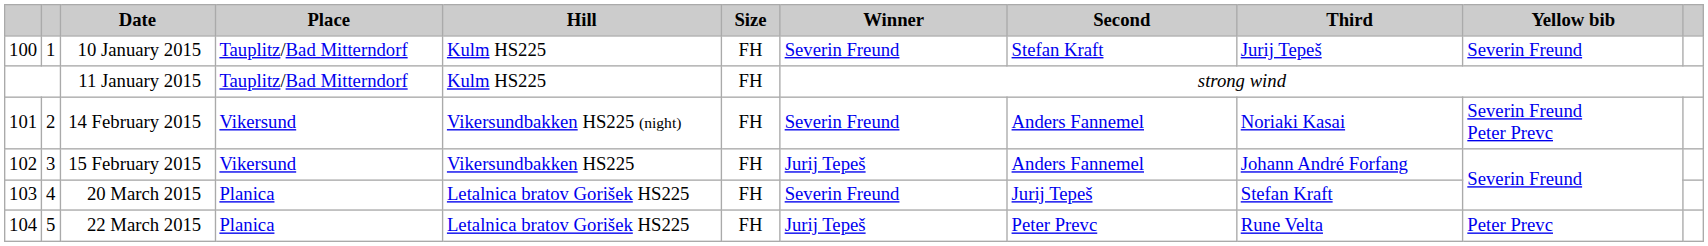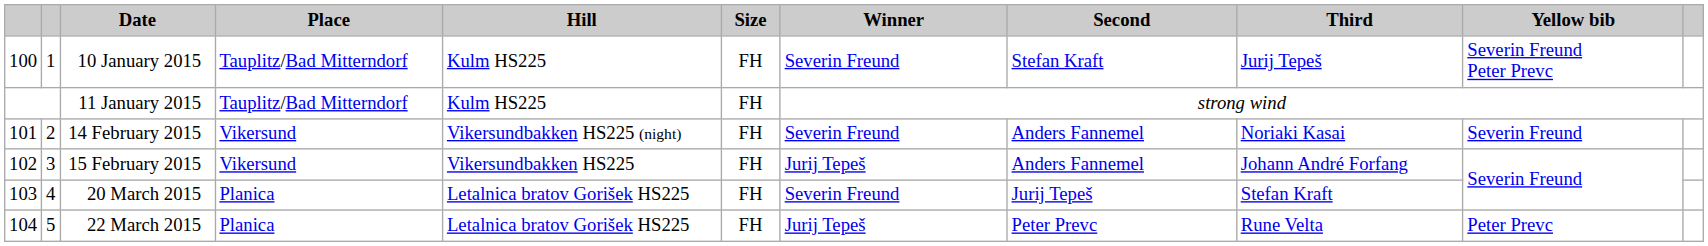(1525, 50) Severin Freund -> (1525, 61) Severin Freund Peter Prevc
(1525, 122) Severin Freund Peter Prevc -> (1525, 133) Severin Freund
